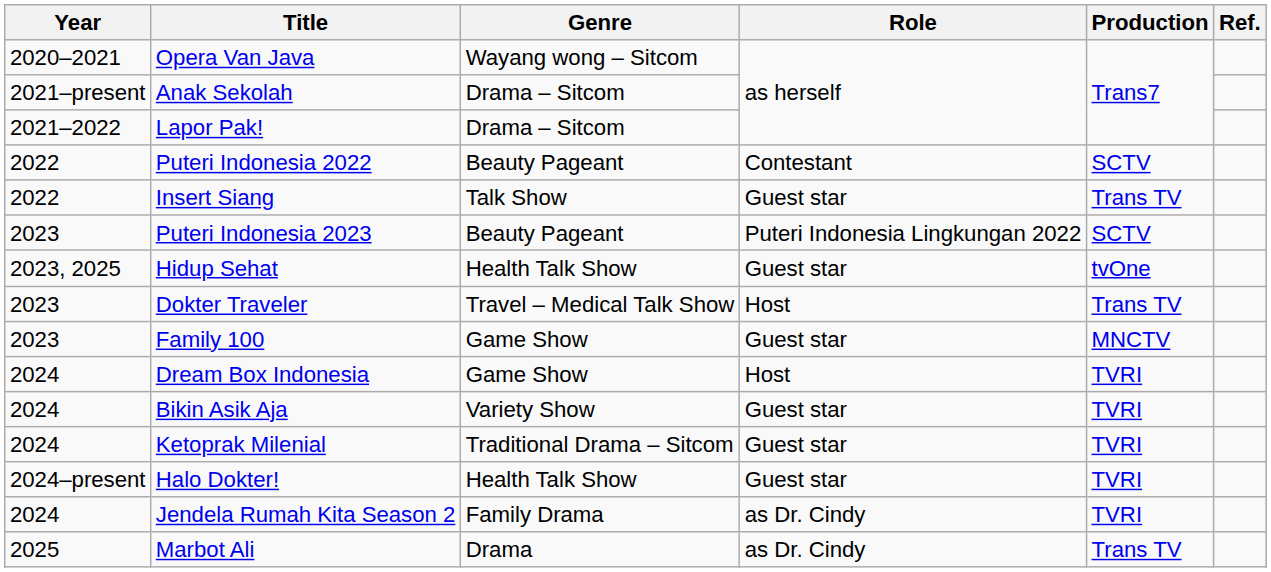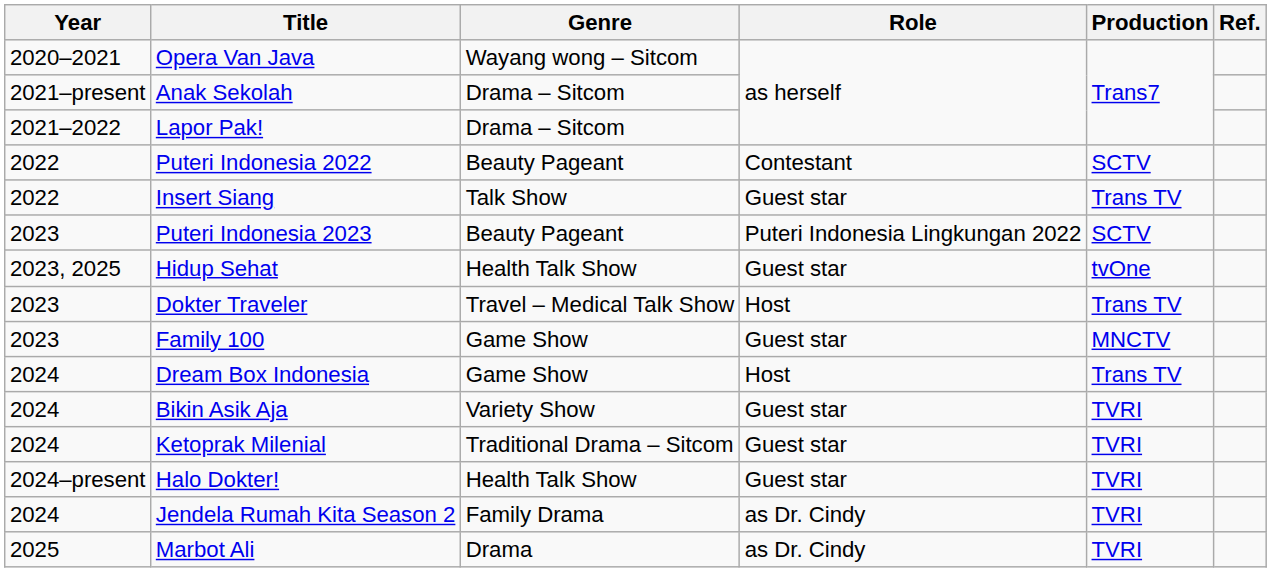(1117, 374) TVRI -> (1137, 374) Trans TV
(1137, 549) Trans TV -> (1117, 549) TVRI
